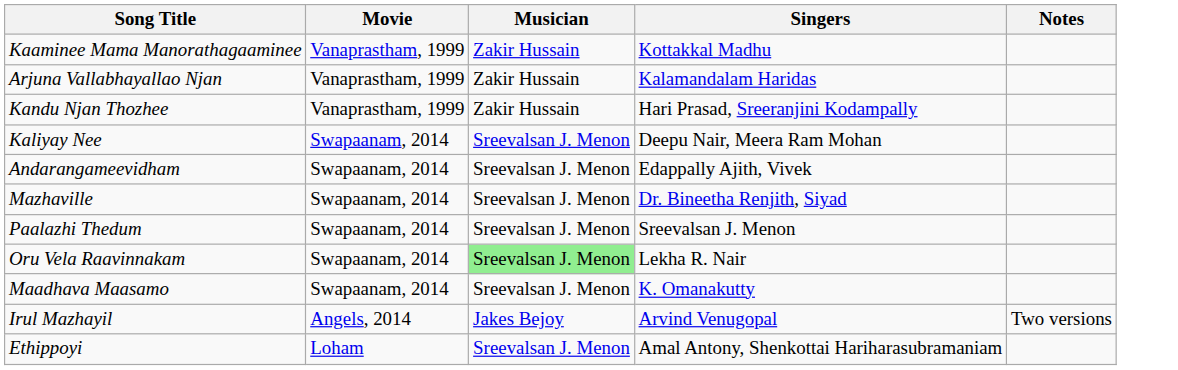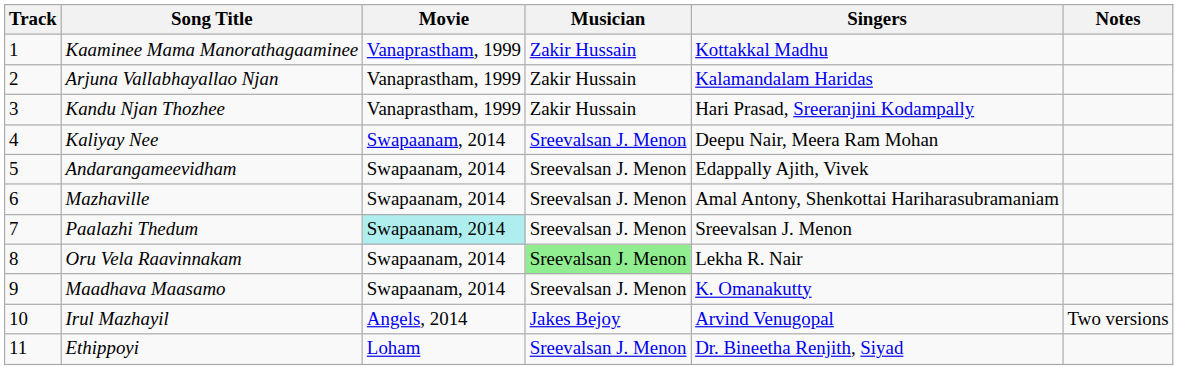+ column: (33, 19)
(743, 199) Dr. Bineetha Renjith, Siyad -> (877, 199) Amal Antony, Shenkottai Hariharasubramaniam
(379, 229) no background -> (436, 229) paleturquoise background
(820, 348) Amal Antony, Shenkottai Hariharasubramaniam -> (799, 348) Dr. Bineetha Renjith, Siyad
